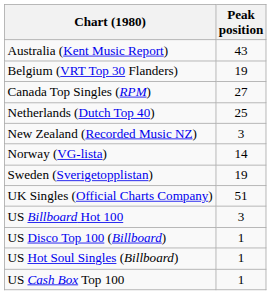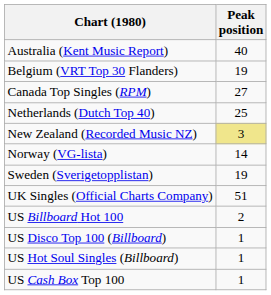(241, 50) 43 -> (241, 50) 40
(241, 133) no background -> (241, 133) khaki background
(241, 216) 3 -> (241, 216) 2
